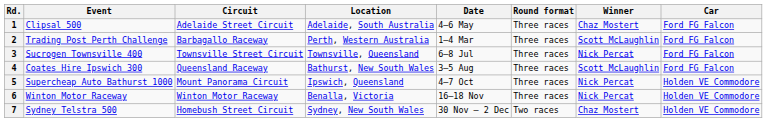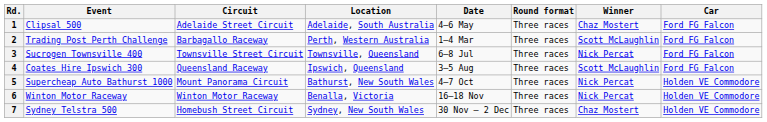(371, 68) Bathurst, New South Wales -> (356, 68) Ipswich, Queensland
(356, 82) Ipswich, Queensland -> (371, 82) Bathurst, New South Wales
(536, 110) Two races -> (541, 110) Three races
